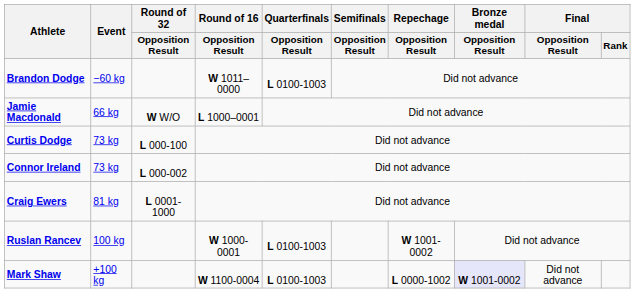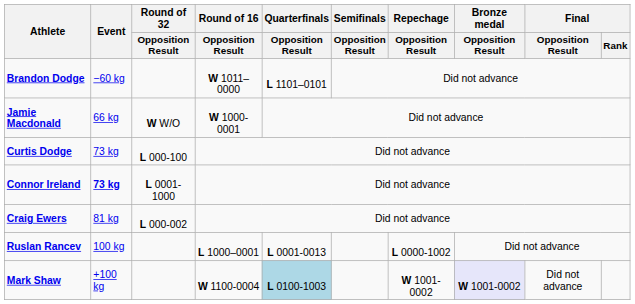(297, 84) L 0100-1003 -> (297, 84) L 1101–0101
(229, 118) L 1000–0001 -> (229, 124) W 1000-0001
(106, 168) normal -> (107, 185) bold
(163, 174) L 000-002 -> (163, 191) L 0001-1000
(163, 207) L 0001-1000 -> (163, 225) L 000-002
(229, 247) W 1000-0001 -> (229, 253) L 1000–0001
(297, 247) L 0100-1003 -> (297, 253) L 0001-0013
(421, 247) W 1001-0002 -> (421, 253) L 0000-1002
(297, 281) no background -> (297, 286) lightblue background
(421, 281) L 0000-1002 -> (421, 286) W 1001-0002
